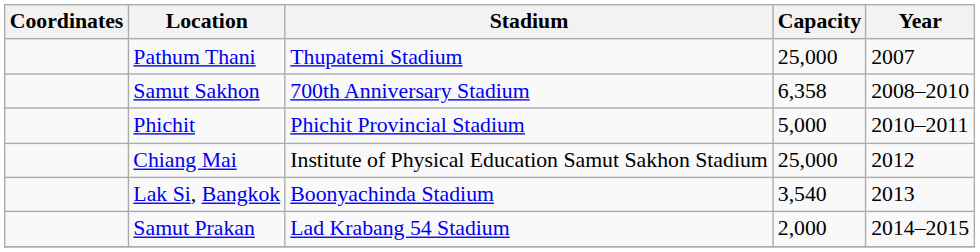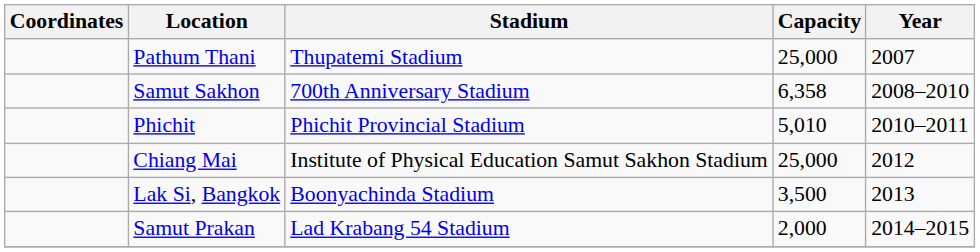(802, 125) 5,000 -> (802, 125) 5,010
(802, 194) 3,540 -> (802, 194) 3,500
